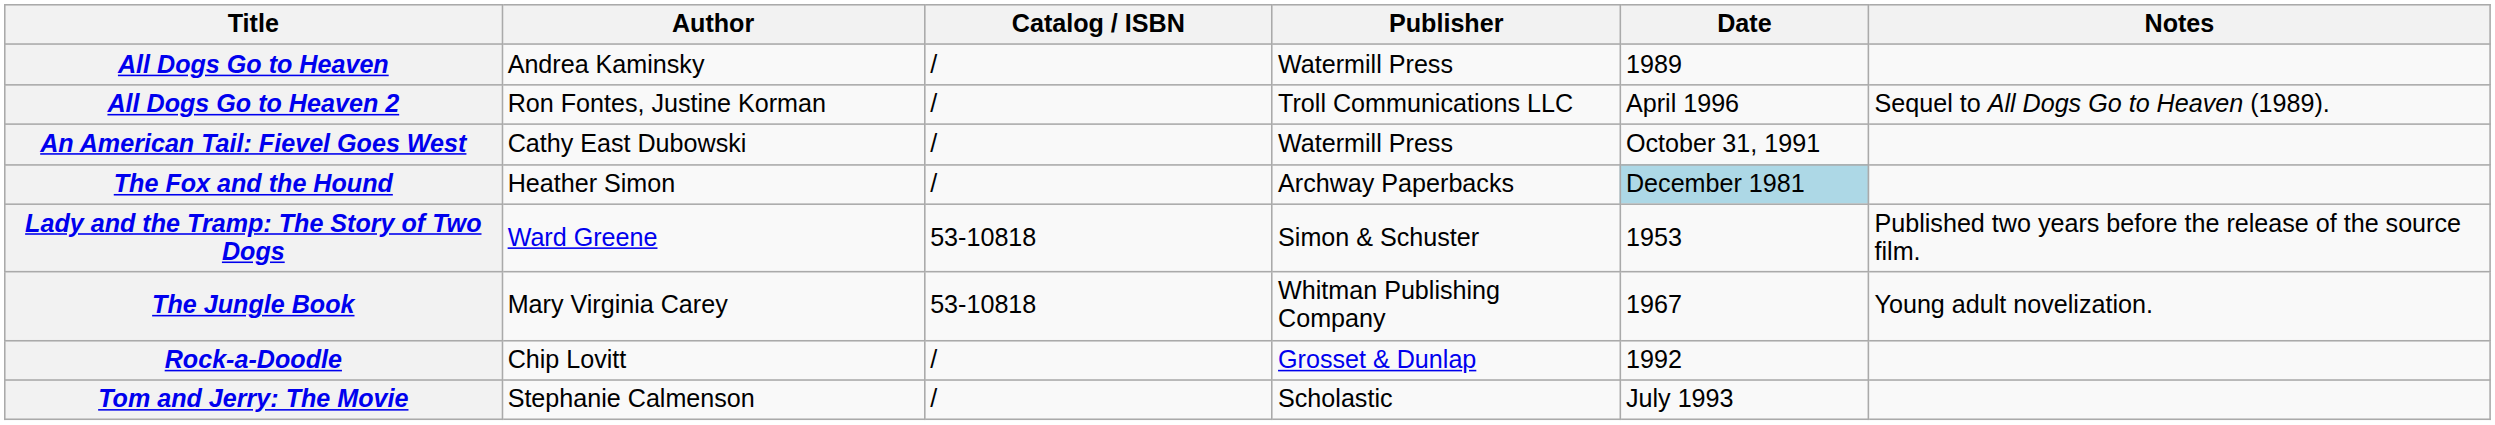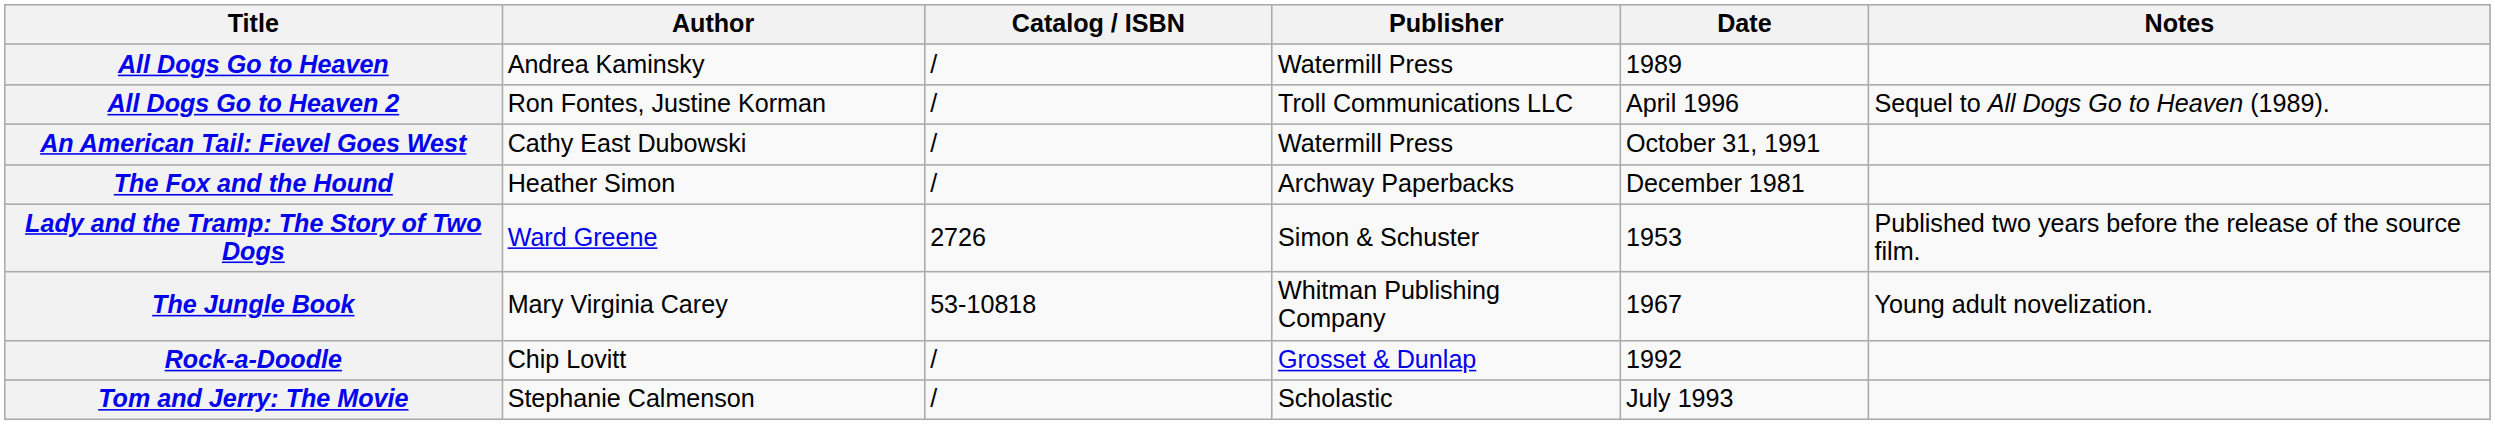(1715, 183) lightblue background -> (1715, 183) no background
(983, 237) 53-10818 -> (958, 237) 2726
